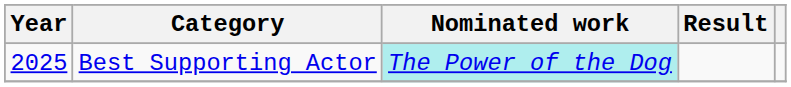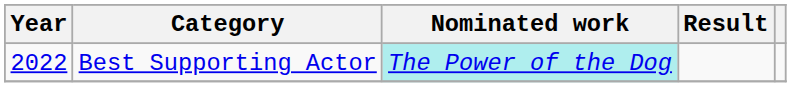(39, 63) 2025 -> (39, 63) 2022
